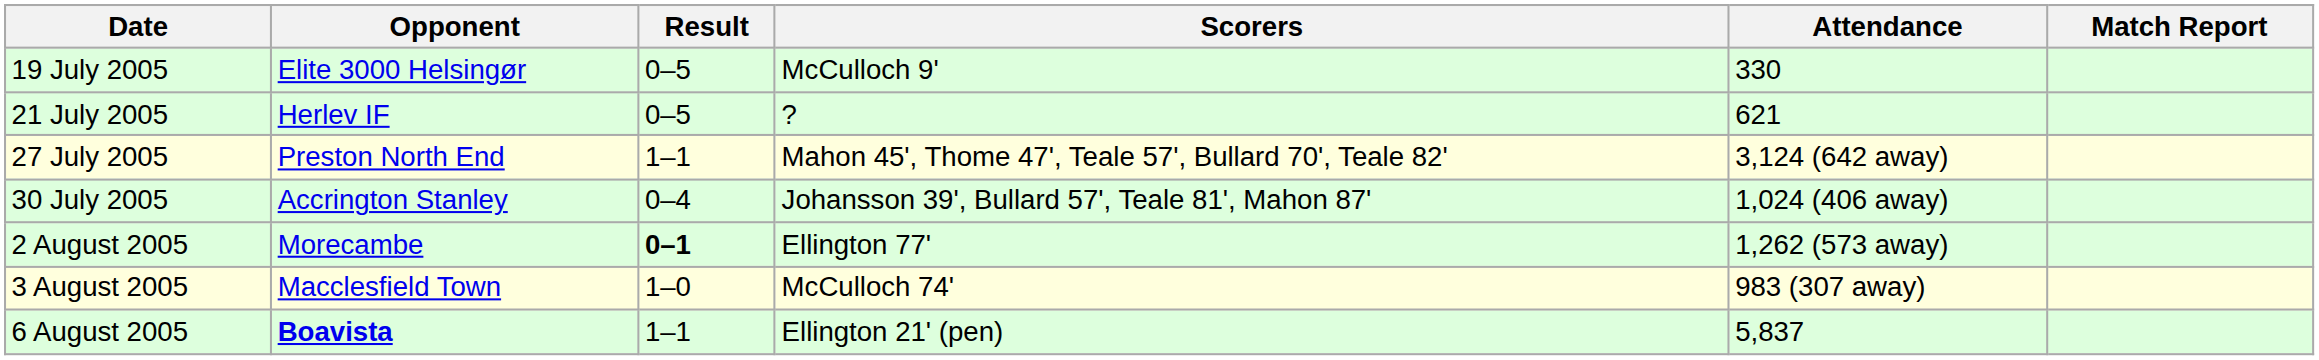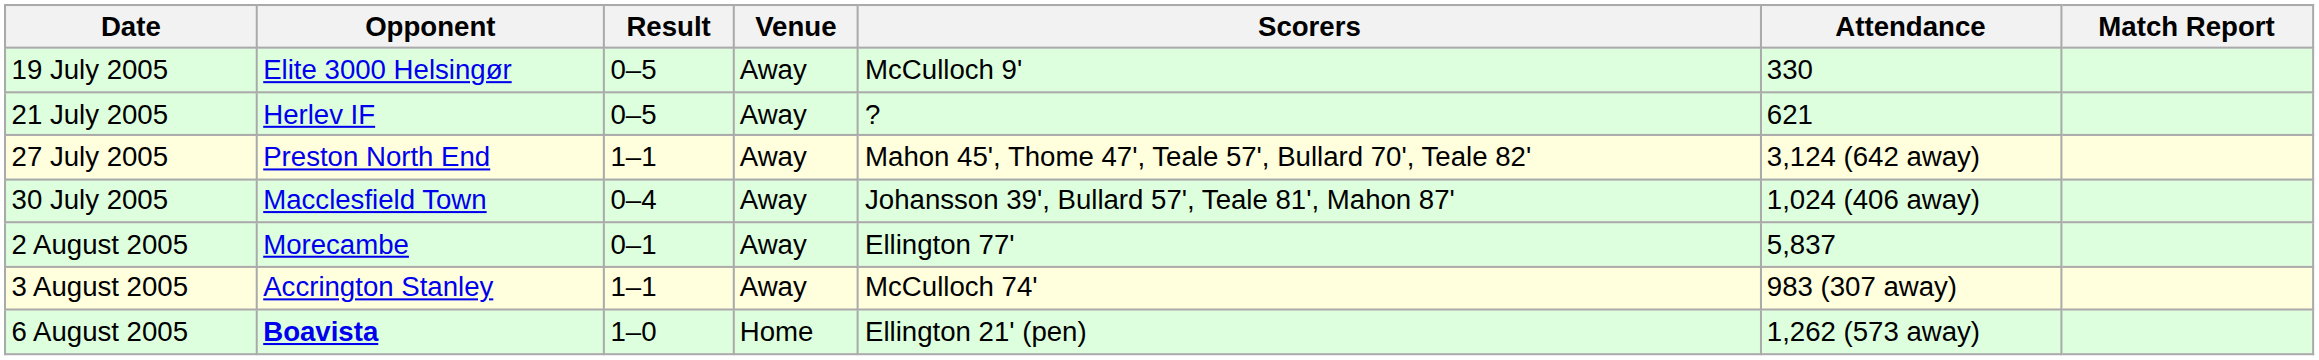+ column: (796, 26)
(393, 200) Accrington Stanley -> (375, 200) Macclesfield Town
(668, 244) bold -> (633, 244) normal
(1842, 244) 1,262 (573 away) -> (1801, 244) 5,837
(389, 287) Macclesfield Town -> (378, 287) Accrington Stanley
(668, 287) 1–0 -> (633, 287) 1–1
(668, 331) 1–1 -> (633, 331) 1–0
(1770, 331) 5,837 -> (1873, 331) 1,262 (573 away)
